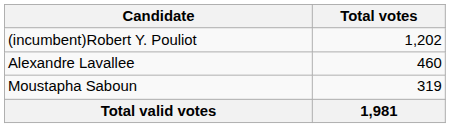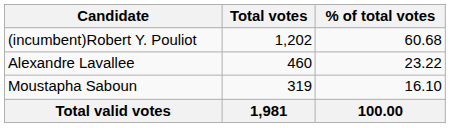+ column: (380, 16)
